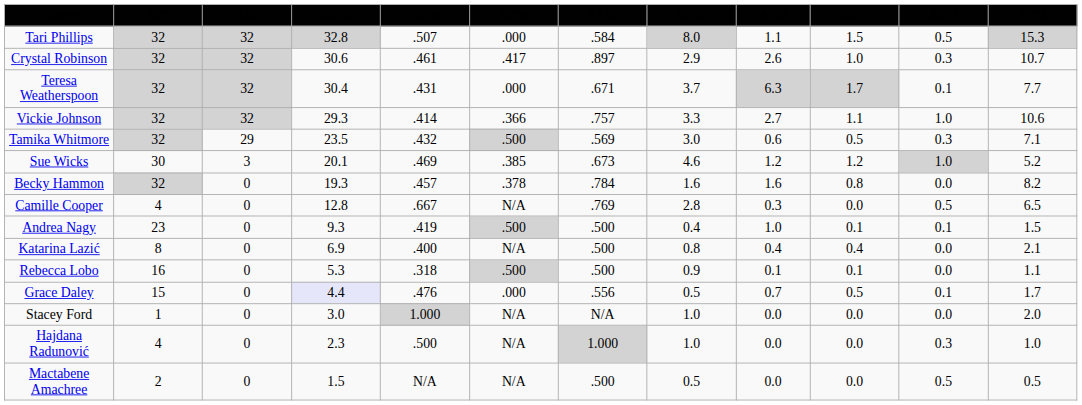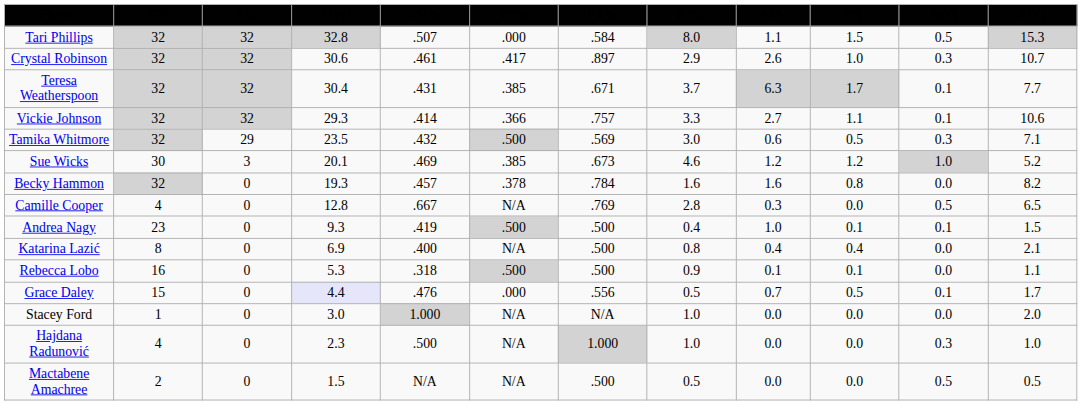(514, 88) .000 -> (514, 88) .385
(943, 118) 1.0 -> (943, 118) 0.1
